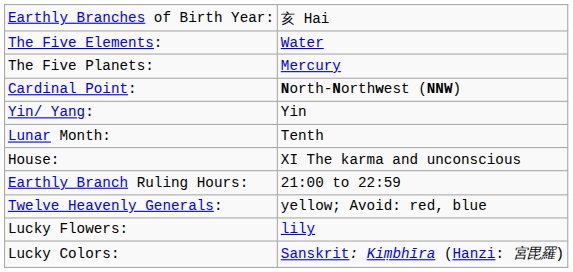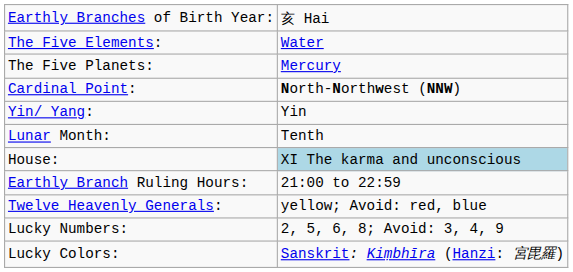(401, 159) no background -> (401, 159) lightblue background
- row: (68, 229)
+ row: (68, 229)
